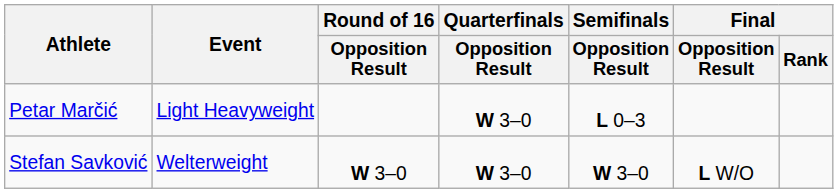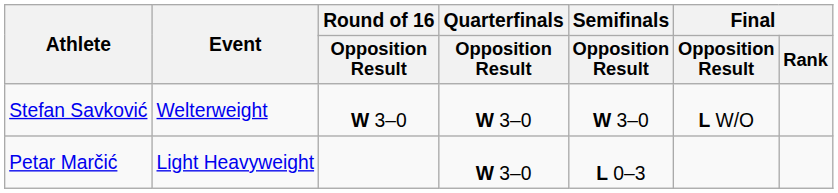rows swapped: (78, 162) <-> (63, 110)
